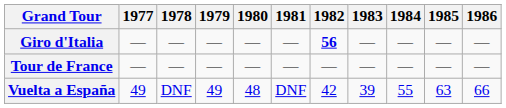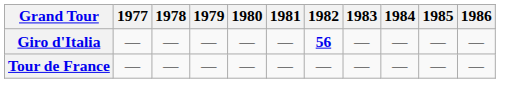- row: (62, 90)
